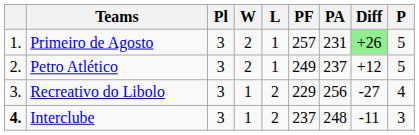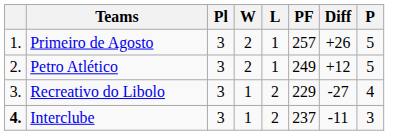- column: (335, 17)
(369, 42) lightgreen background -> (338, 42) no background
